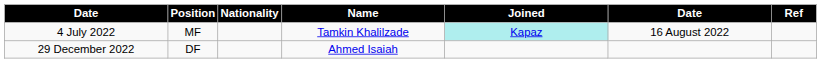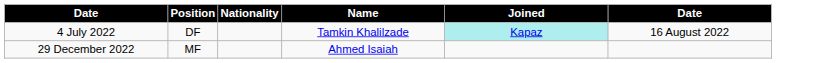- column: (794, 14)
(193, 32) MF -> (193, 32) DF
(193, 50) DF -> (193, 50) MF
